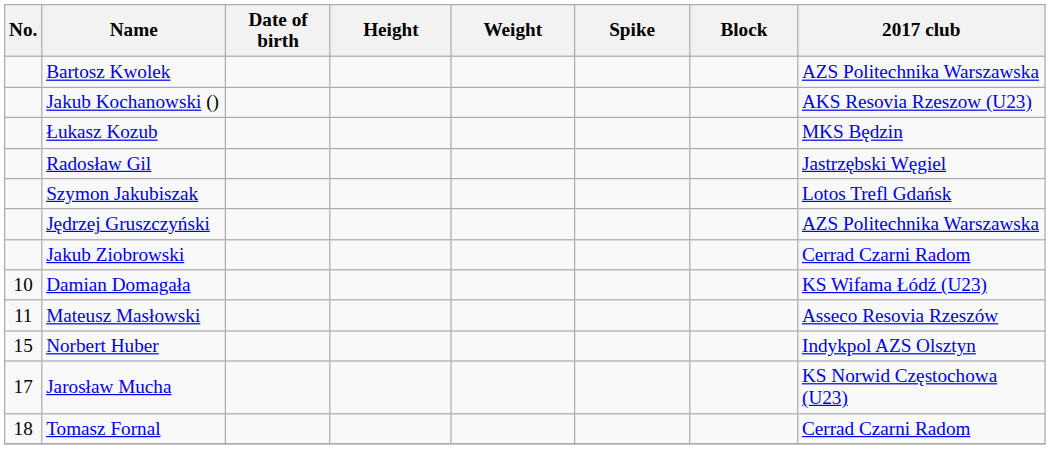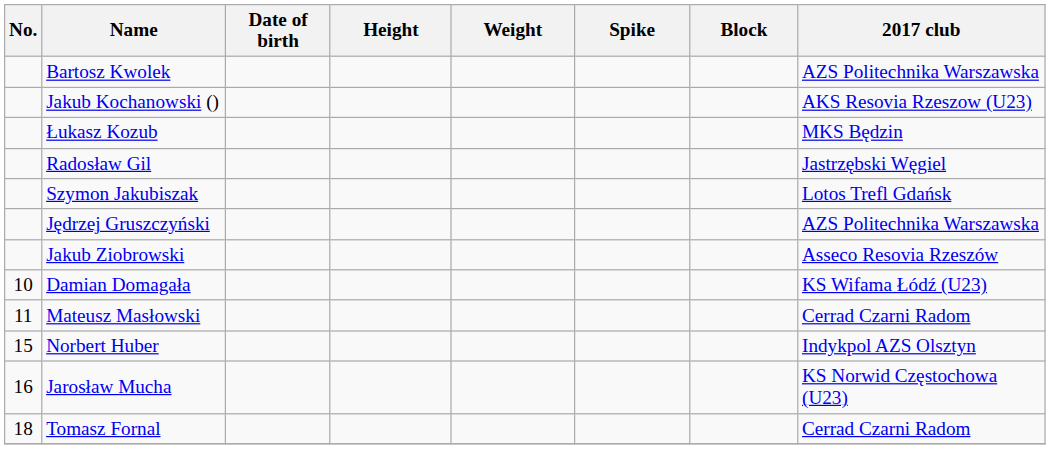(886, 254) Cerrad Czarni Radom -> (900, 254) Asseco Resovia Rzeszów
(900, 315) Asseco Resovia Rzeszów -> (886, 315) Cerrad Czarni Radom
(23, 387) 17 -> (23, 387) 16
